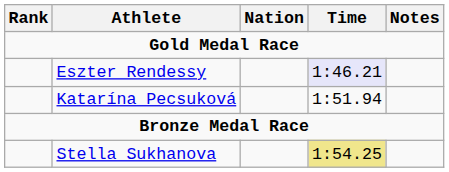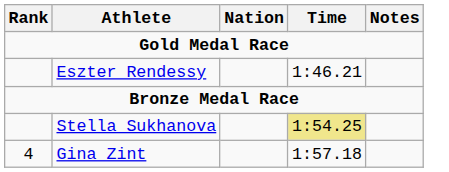(347, 72) lavender background -> (327, 72) no background
- row: (146, 100)
+ row: (101, 154)
